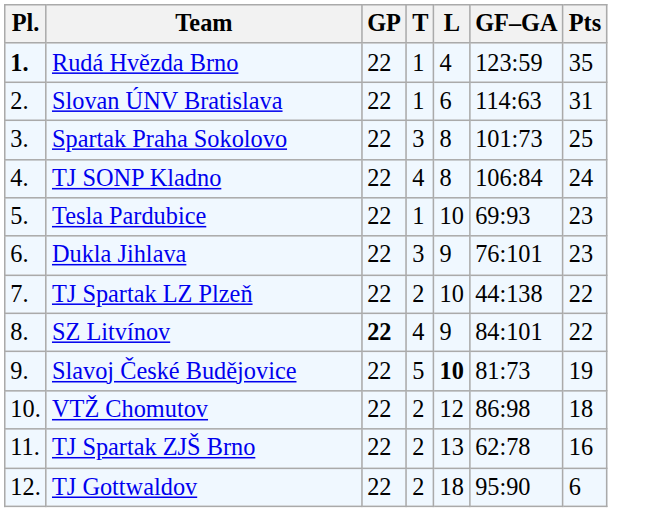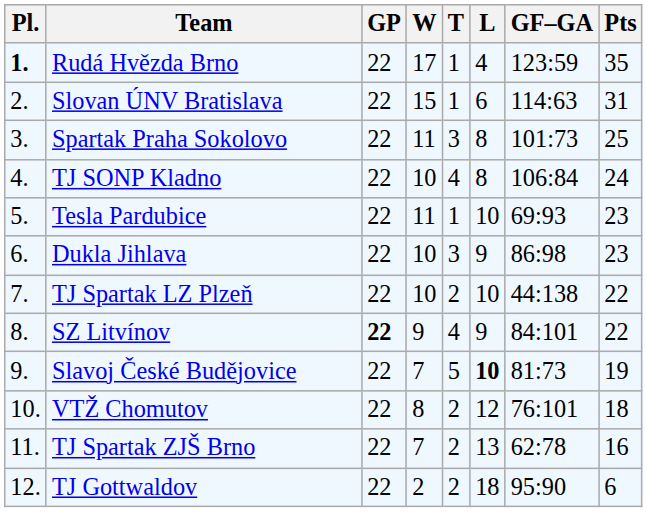+ column: (424, 23)
(509, 255) 76:101 -> (538, 255) 86:98
(503, 409) 86:98 -> (544, 409) 76:101
